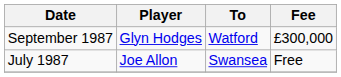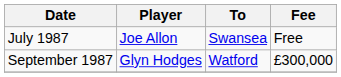rows swapped: (38, 60) <-> (60, 38)
